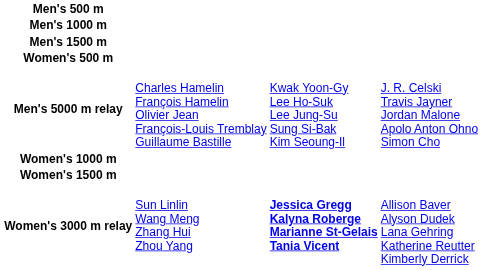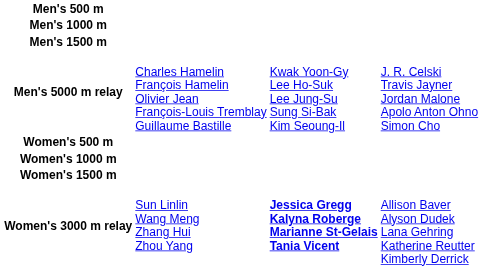rows swapped: (68, 108) <-> (68, 58)
